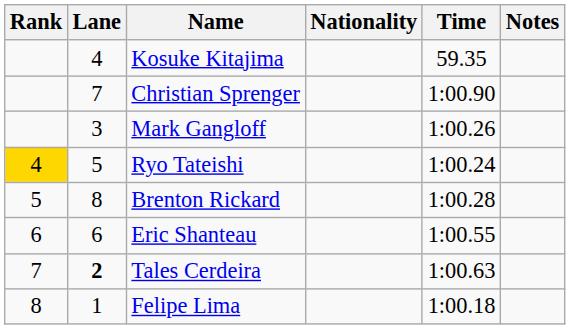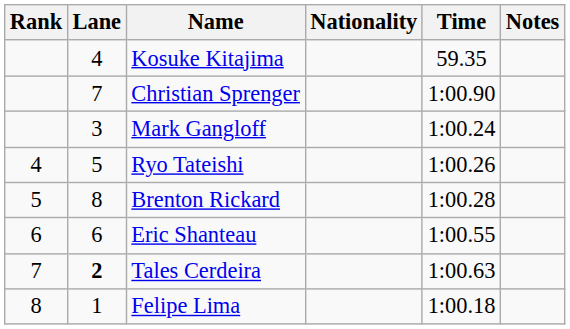(462, 128) 1:00.26 -> (462, 128) 1:00.24
(36, 164) gold background -> (36, 164) no background
(462, 164) 1:00.24 -> (462, 164) 1:00.26
